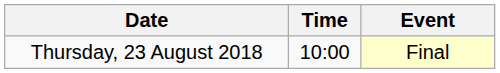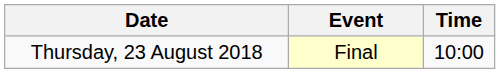columns swapped: (325, 20) <-> (428, 20)
